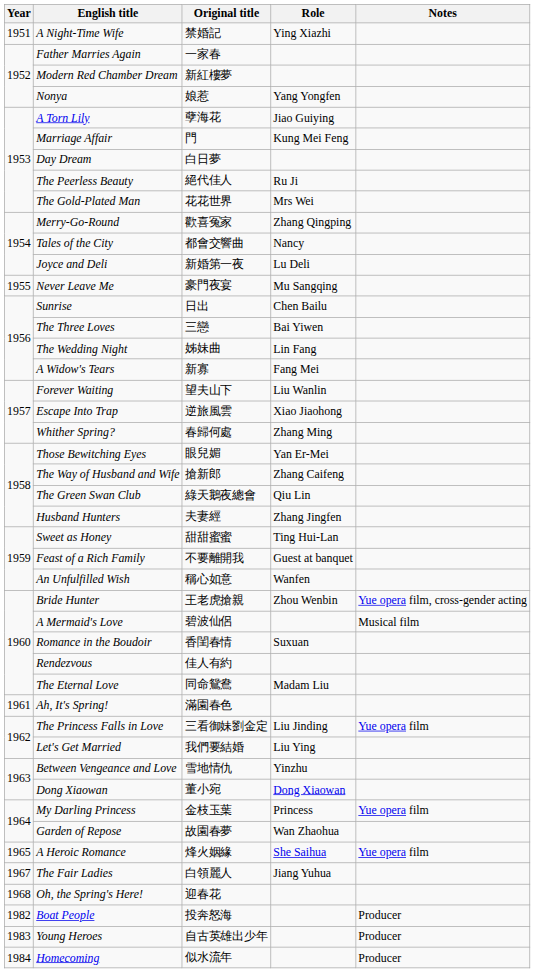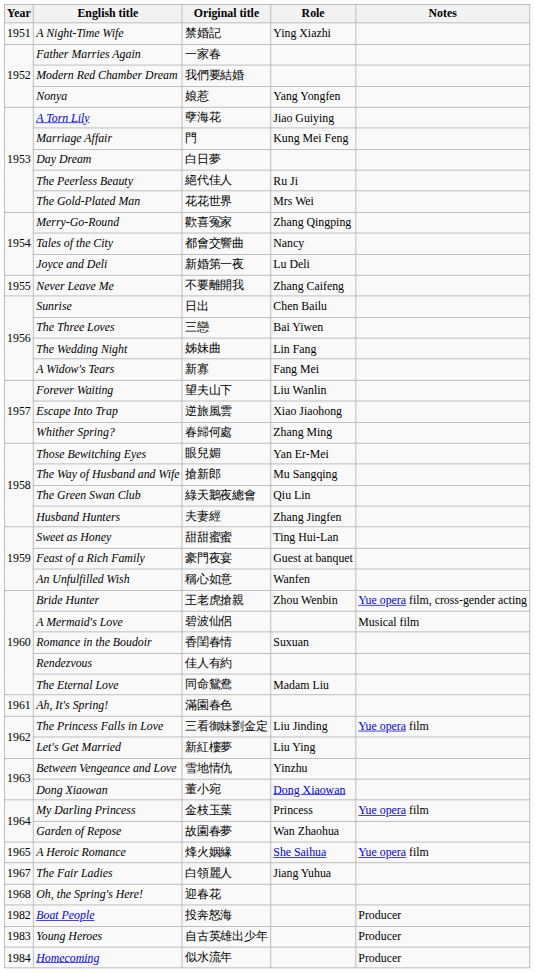(209, 75) 新紅樓夢 -> (215, 75) 我們要結婚
(209, 285) 豪門夜宴 -> (215, 285) 不要離開我
(305, 285) Mu Sangqing -> (309, 285) Zhang Caifeng
(309, 474) Zhang Caifeng -> (305, 474) Mu Sangqing
(215, 558) 不要離開我 -> (209, 558) 豪門夜宴
(215, 747) 我們要結婚 -> (209, 747) 新紅樓夢
